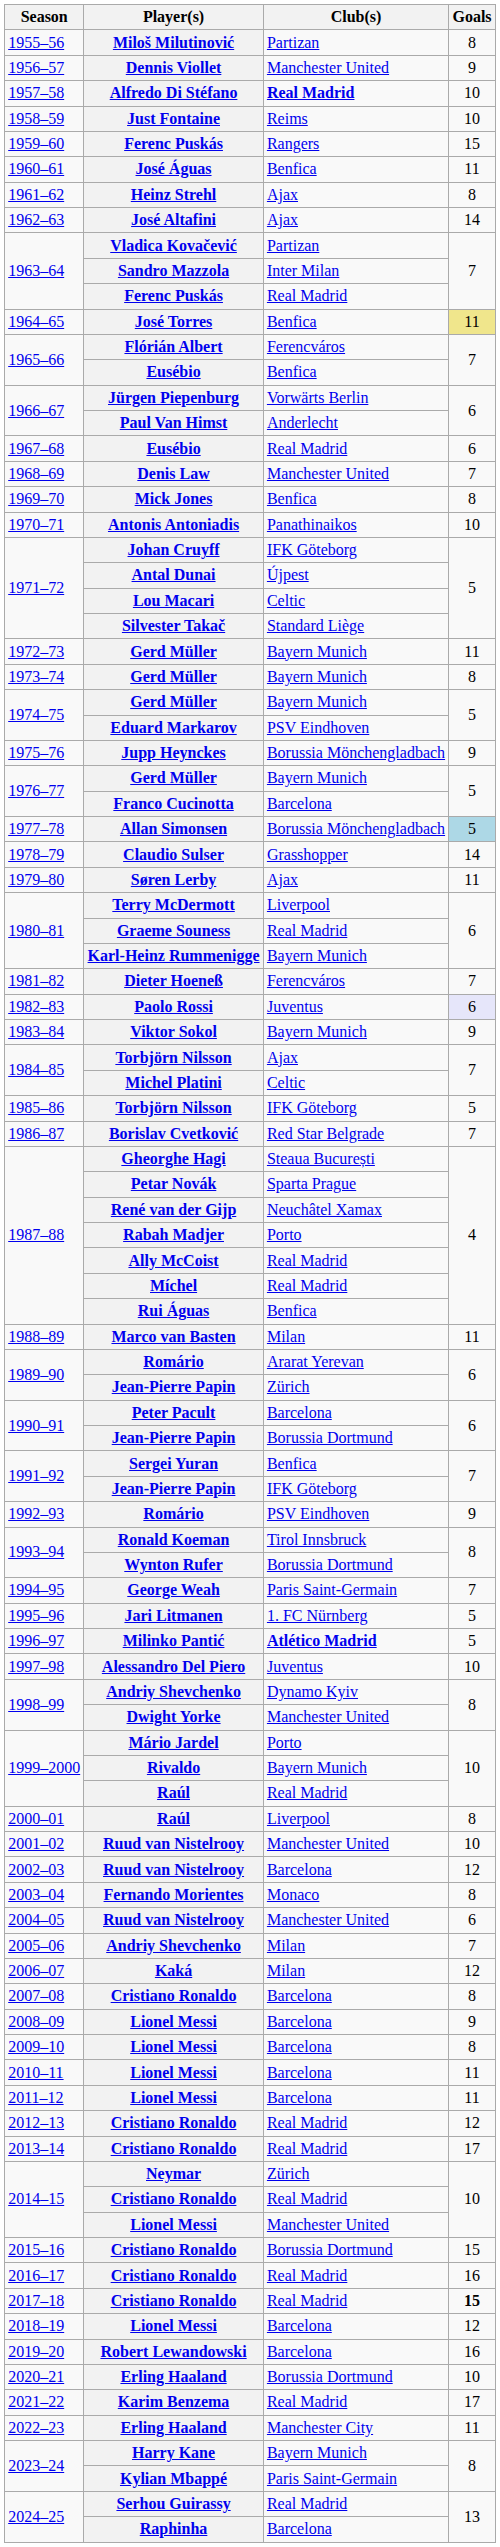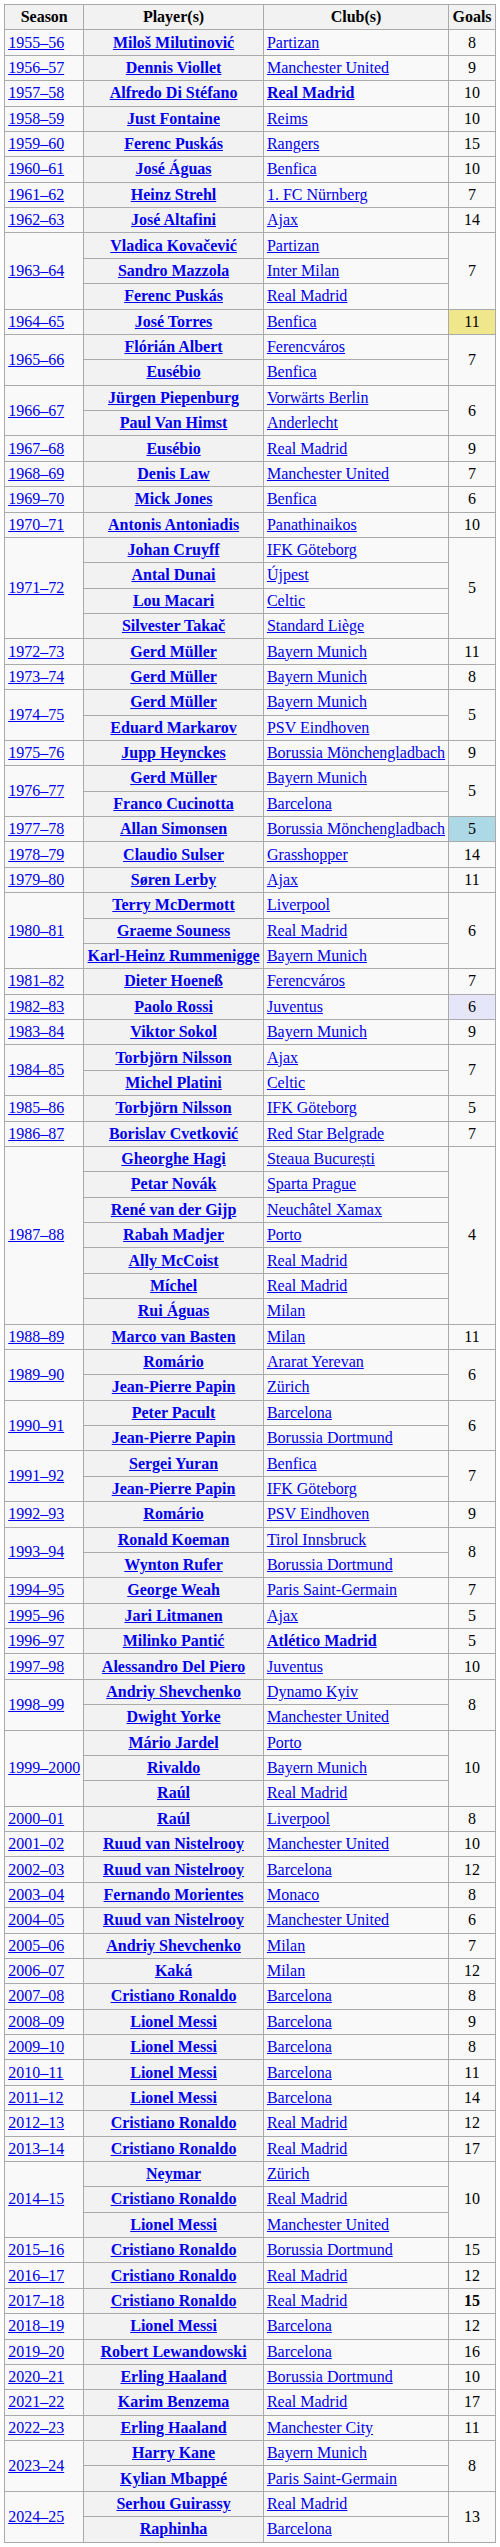(472, 169) 11 -> (472, 169) 10
(282, 194) Ajax -> (317, 194) 1. FC Nürnberg
(472, 194) 8 -> (472, 194) 7
(472, 448) 6 -> (472, 448) 9
(472, 499) 8 -> (472, 499) 6
(292, 1311) Benfica -> (286, 1311) Milan
(317, 1615) 1. FC Nürnberg -> (282, 1615) Ajax
(472, 2097) 11 -> (472, 2097) 14
(472, 2275) 16 -> (472, 2275) 12
